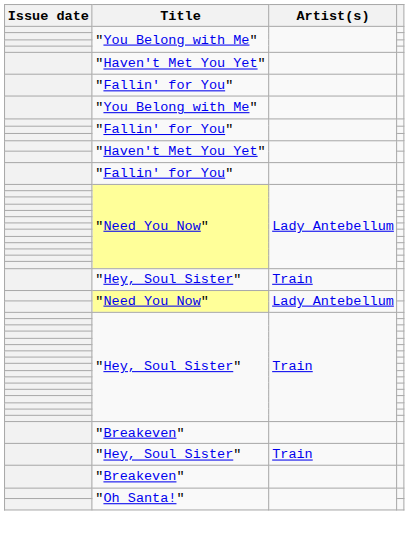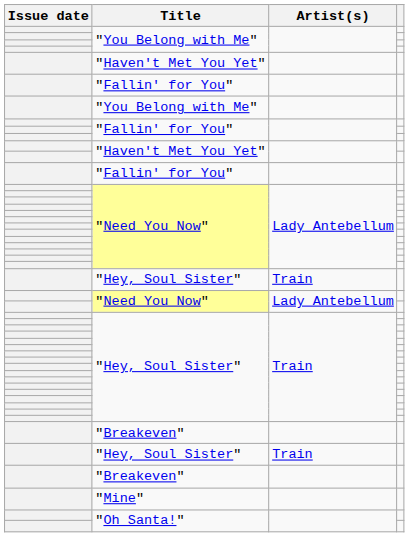+ row: (120, 499)
